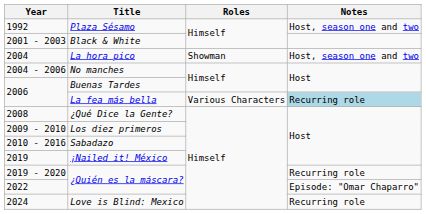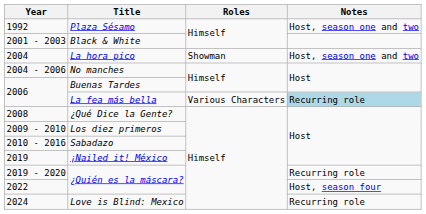(354, 187) Episode: "Omar Chaparro" -> (335, 187) Host, season four
